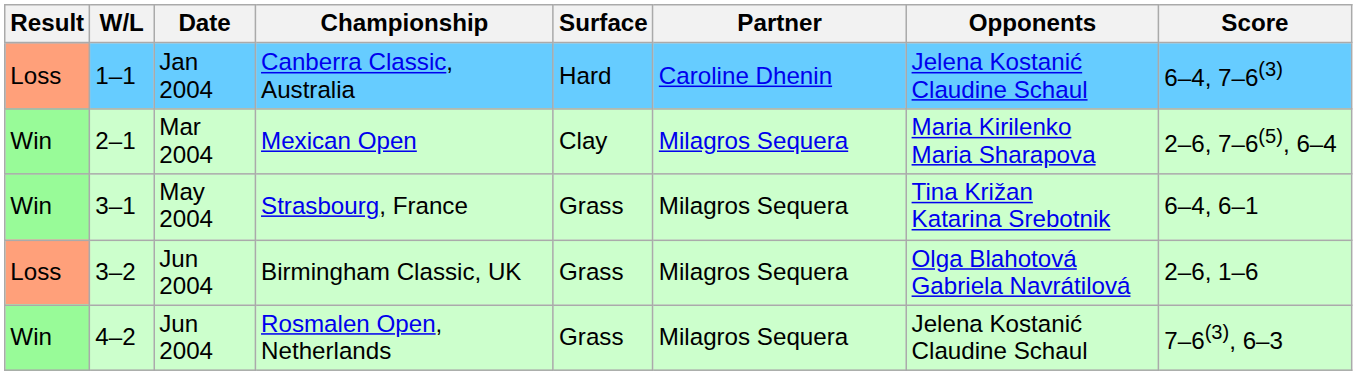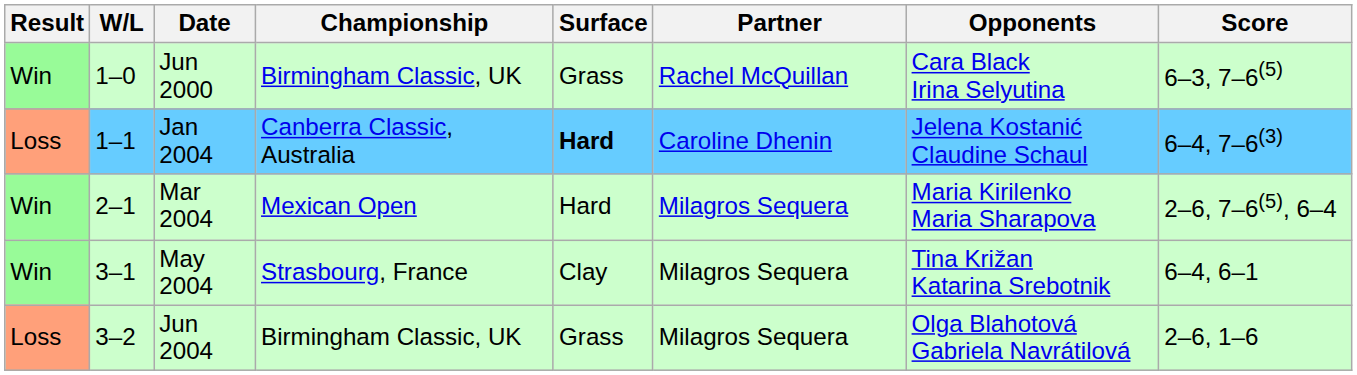+ row: (115, 75)
(585, 75) normal -> (587, 141) bold
(583, 141) Clay -> (585, 206) Hard
(591, 206) Grass -> (583, 272) Clay
- row: (115, 337)
